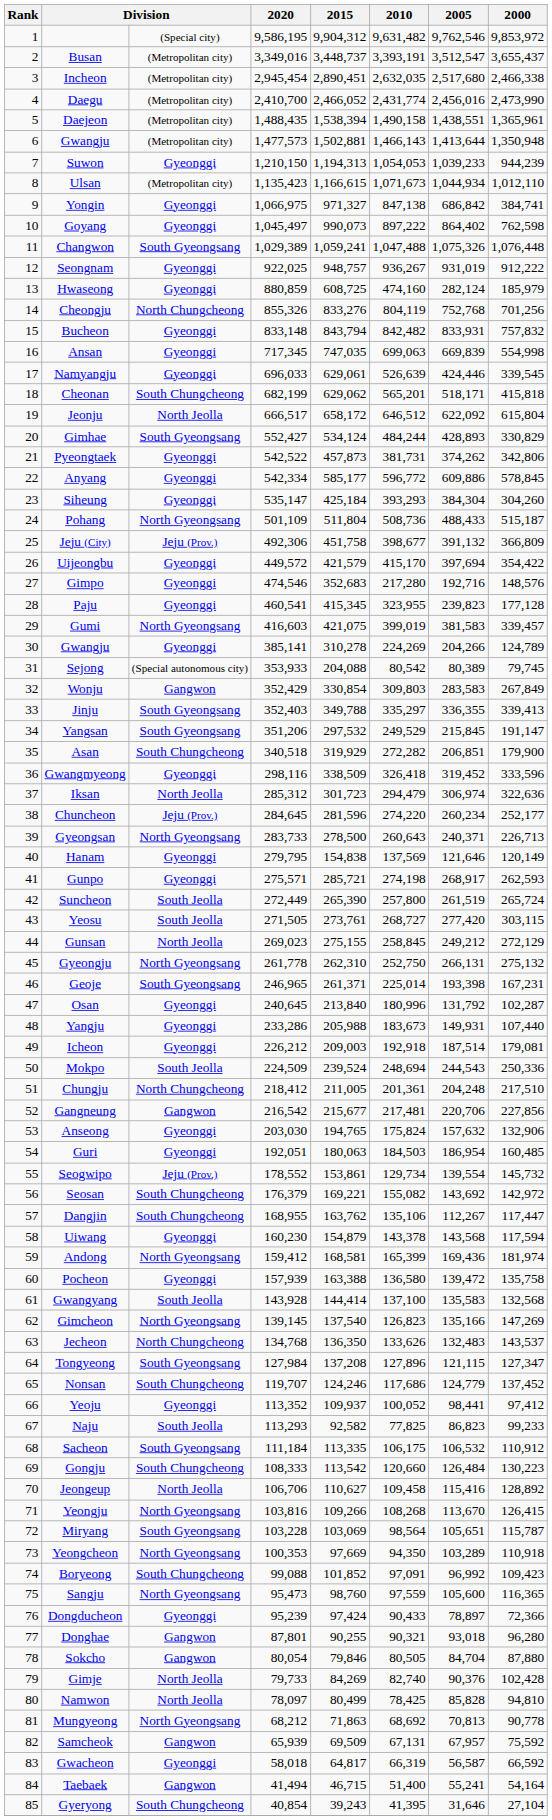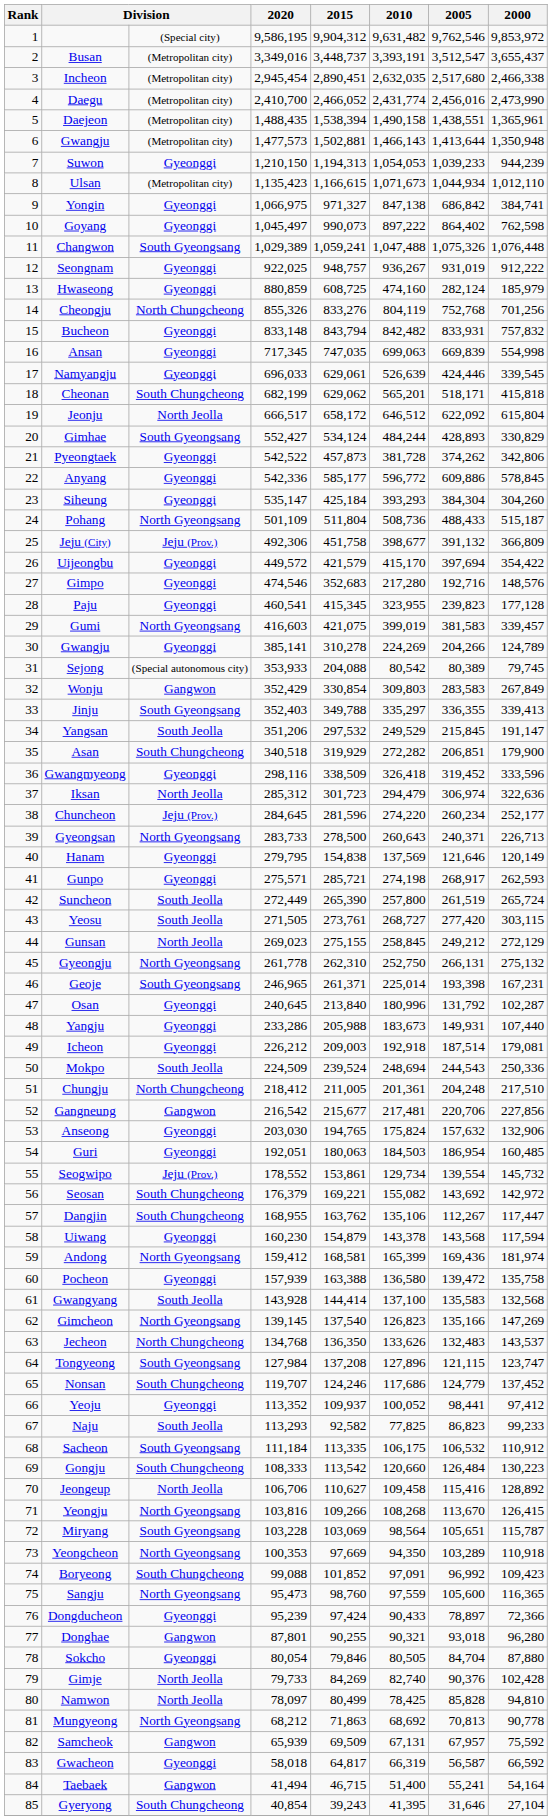(404, 457) 381,731 -> (404, 457) 381,728
(286, 478) 542,334 -> (286, 478) 542,336
(190, 731) South Gyeongsang -> (190, 731) South Jeolla
(523, 1362) 127,347 -> (523, 1362) 123,747
(190, 1657) Gangwon -> (190, 1657) Gyeonggi
